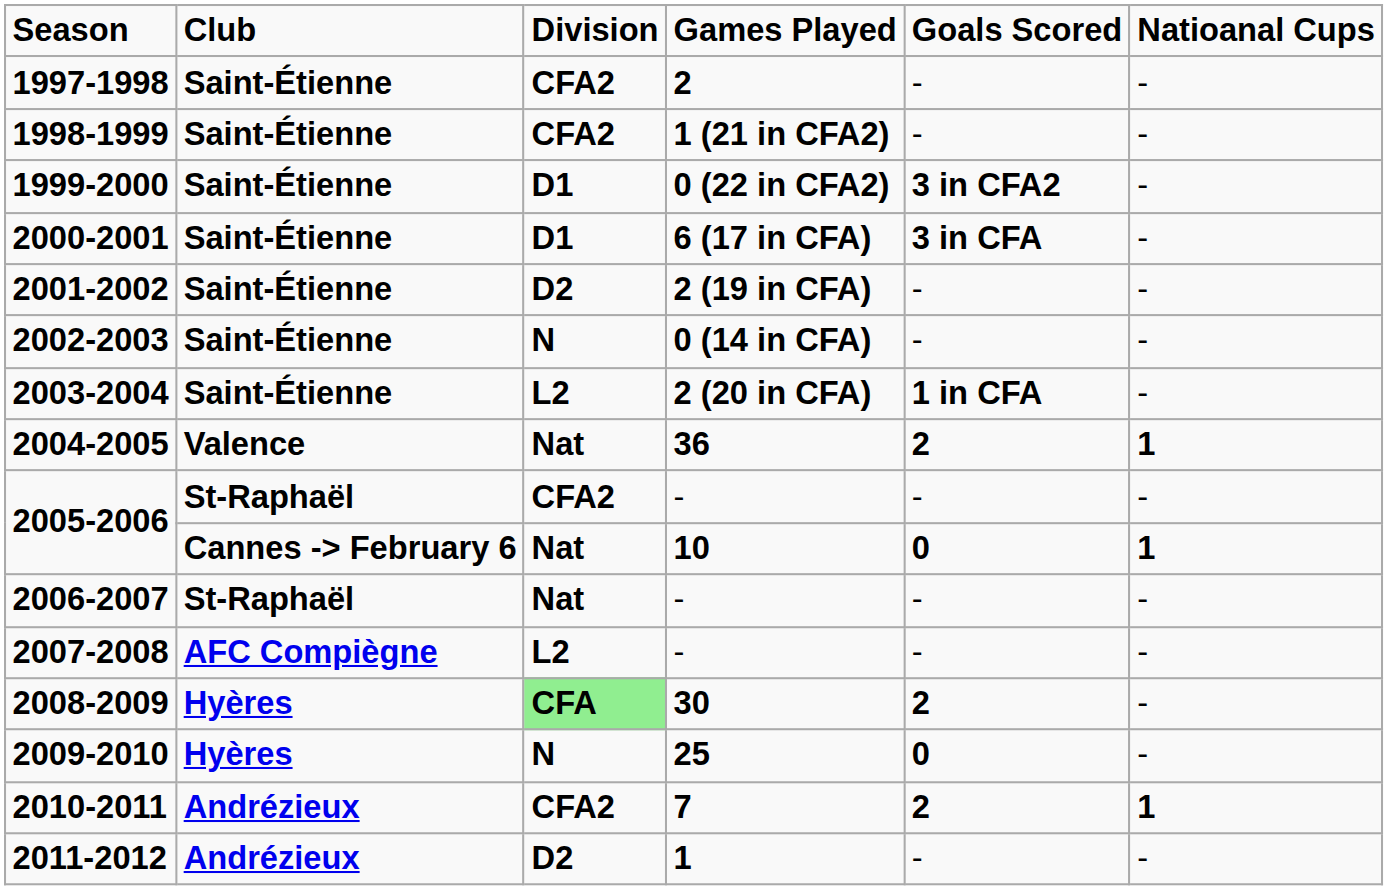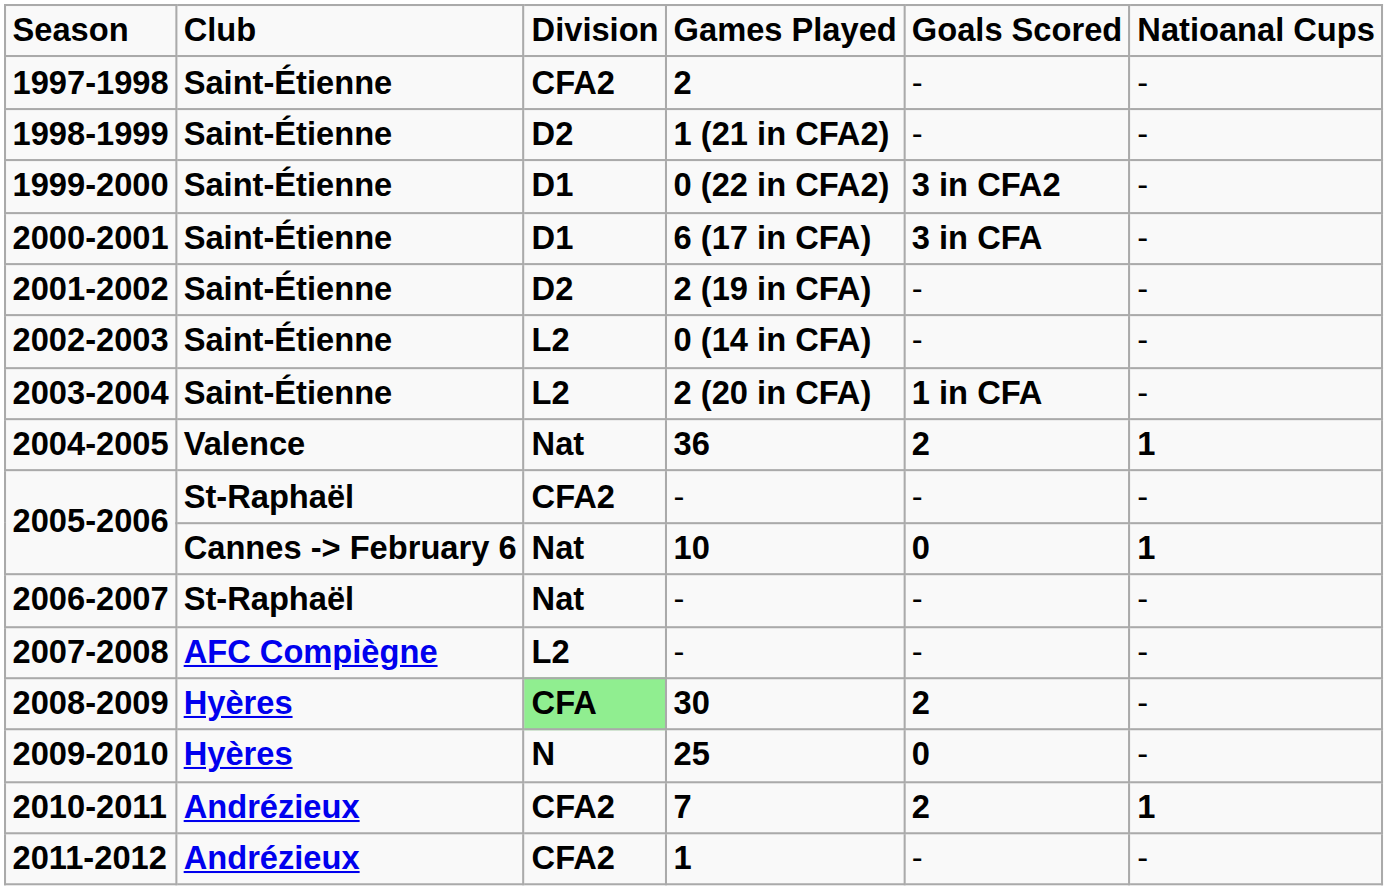(573, 133) CFA2 -> (552, 133) D2
(543, 340) N -> (551, 340) L2
(552, 858) D2 -> (573, 858) CFA2
